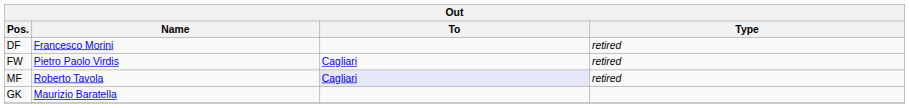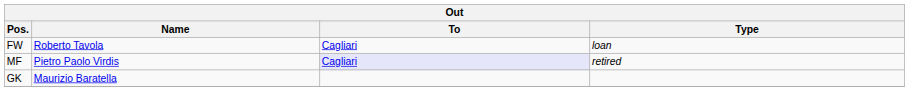- row: (14, 46)
(76, 62) Pietro Paolo Virdis -> (69, 46) Roberto Tavola
(607, 62) retired -> (602, 46) loan
(69, 78) Roberto Tavola -> (76, 62) Pietro Paolo Virdis
